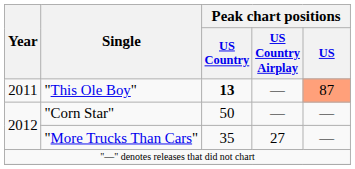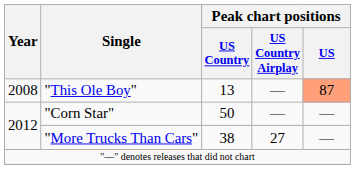(23, 90) 2011 -> (23, 90) 2008
(227, 90) bold -> (227, 90) normal
(227, 137) 35 -> (227, 137) 38
